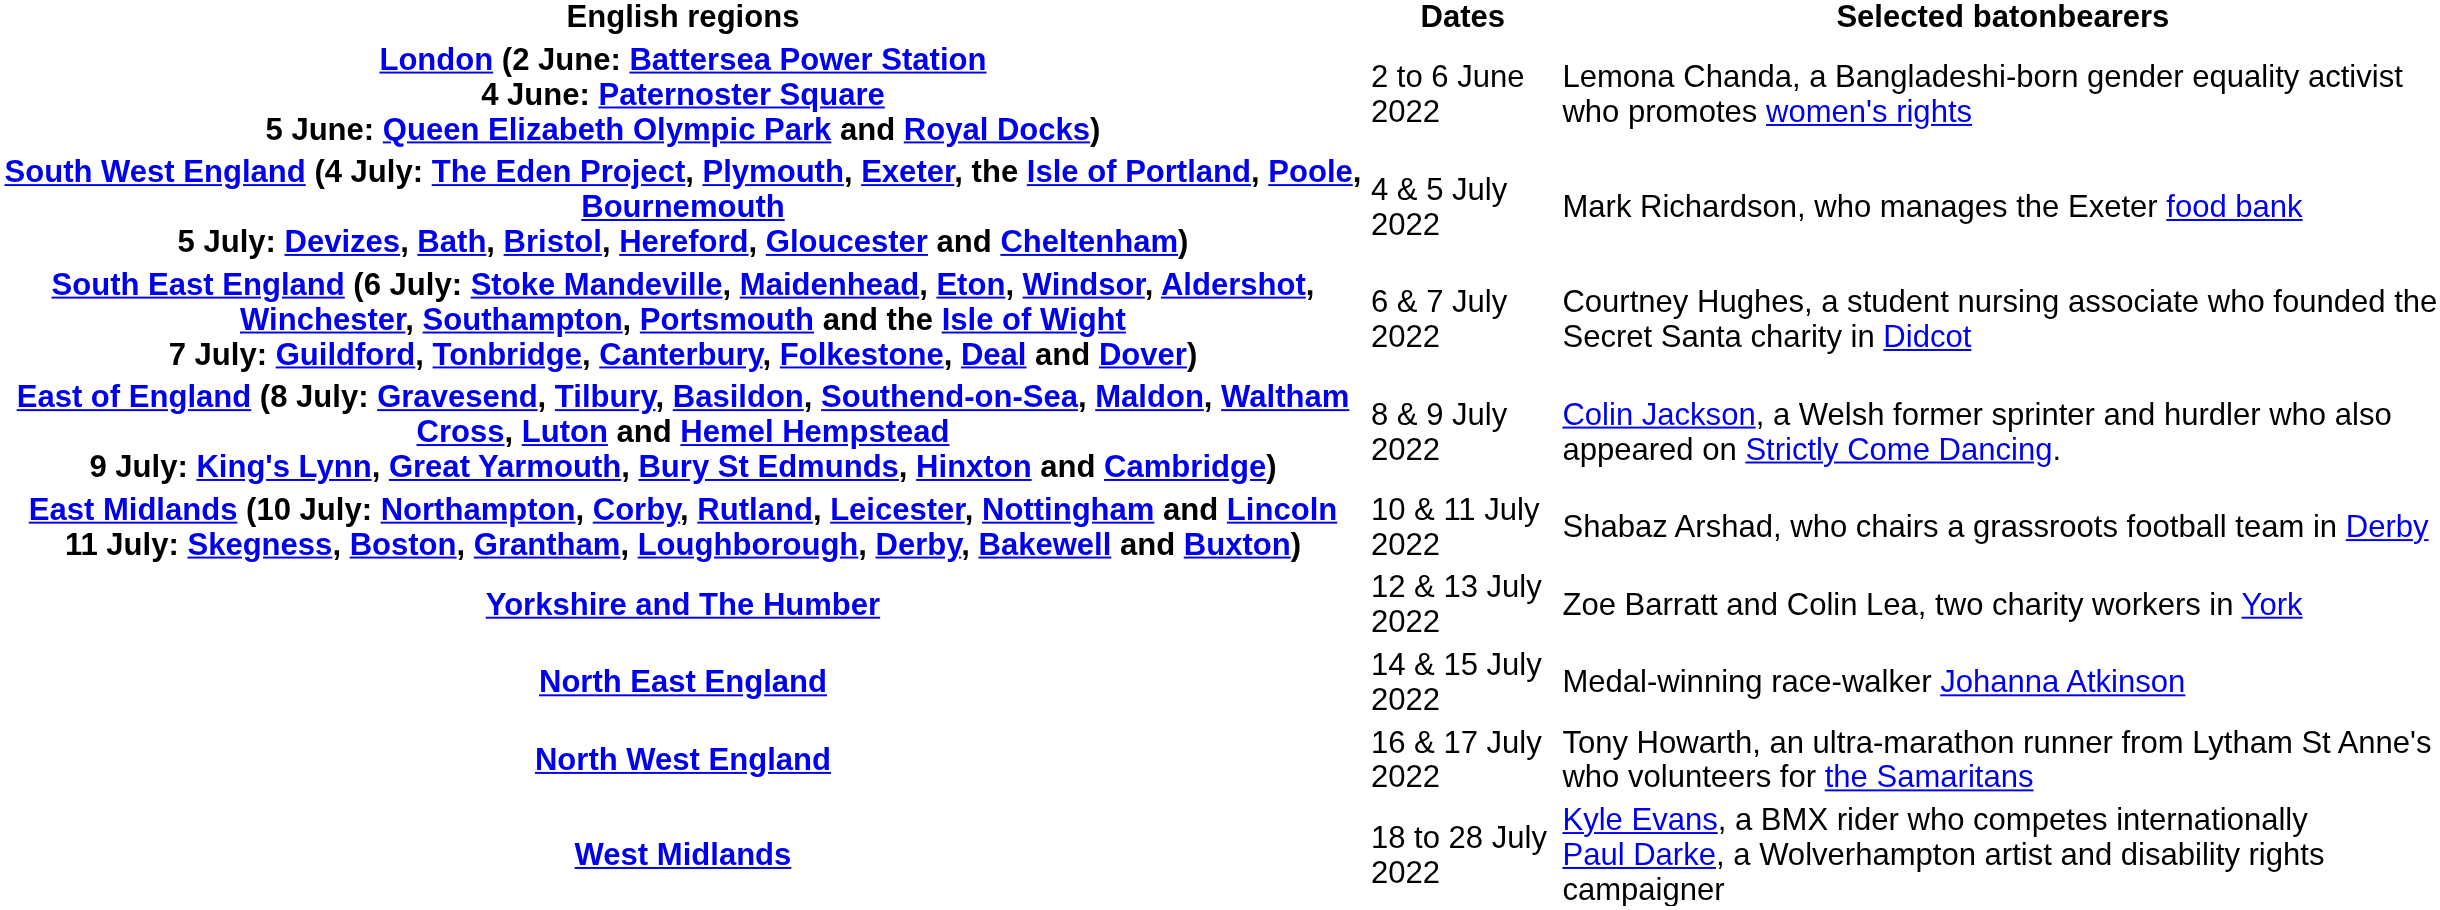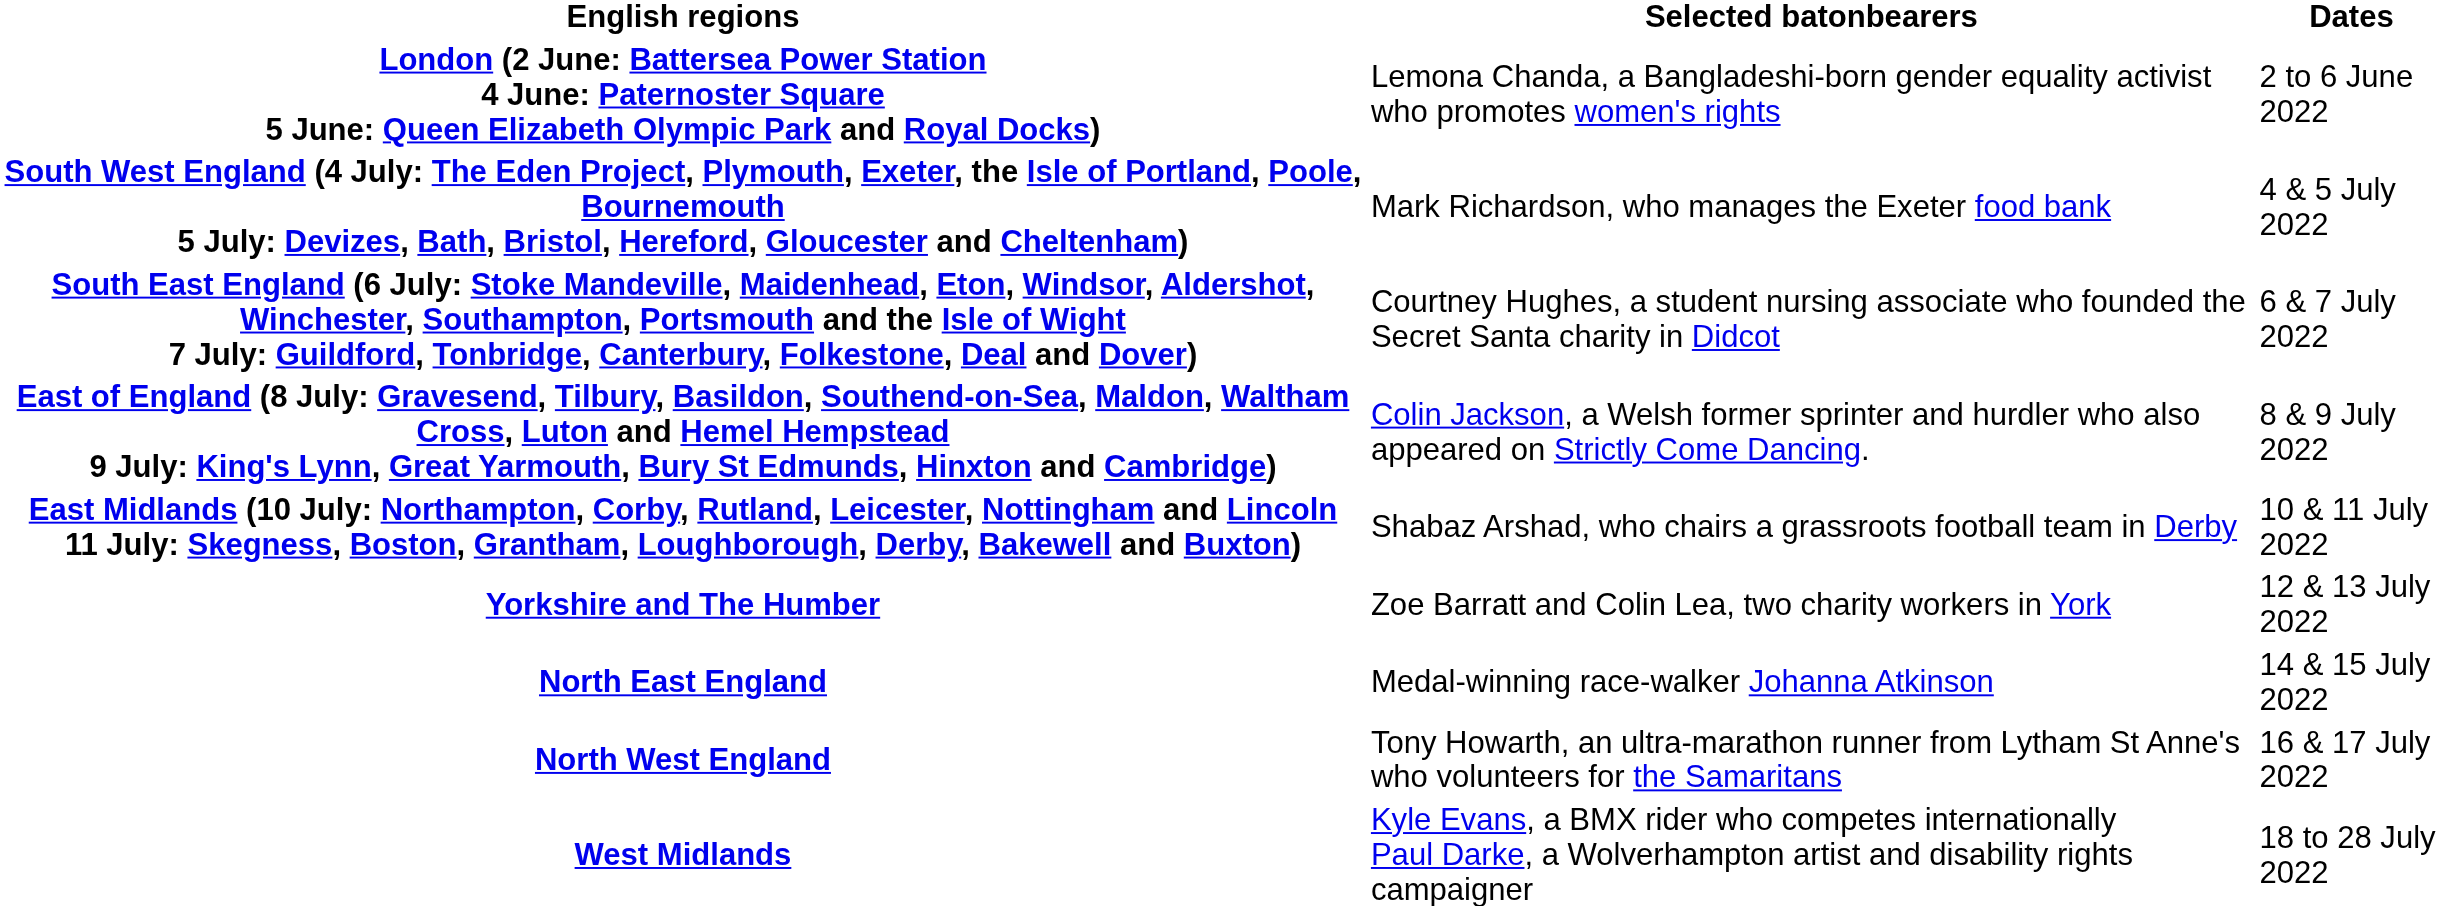columns swapped: (1463, 16) <-> (2003, 16)
